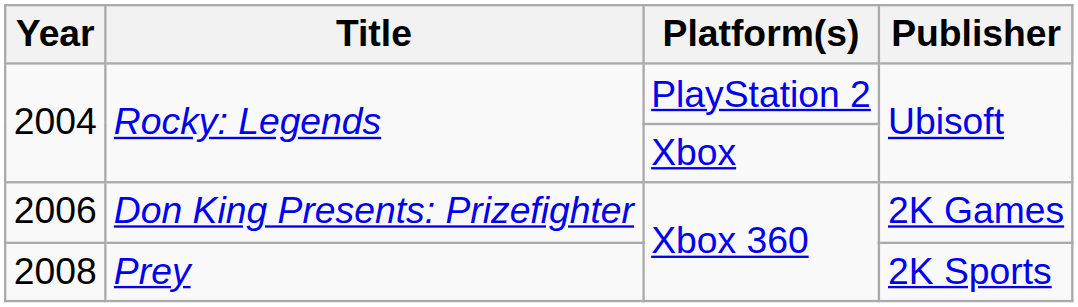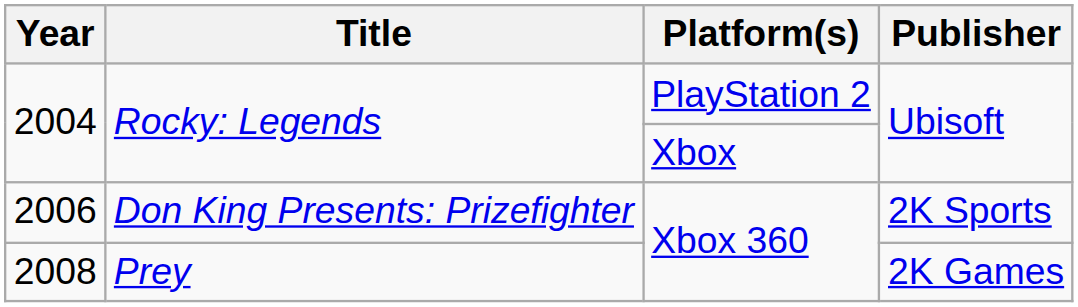(976, 211) 2K Games -> (970, 211) 2K Sports
(970, 270) 2K Sports -> (976, 270) 2K Games
